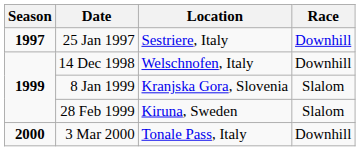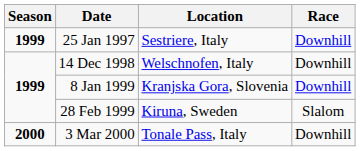(30, 39) 1997 -> (30, 39) 1999
(323, 87) Slalom -> (323, 87) Downhill
